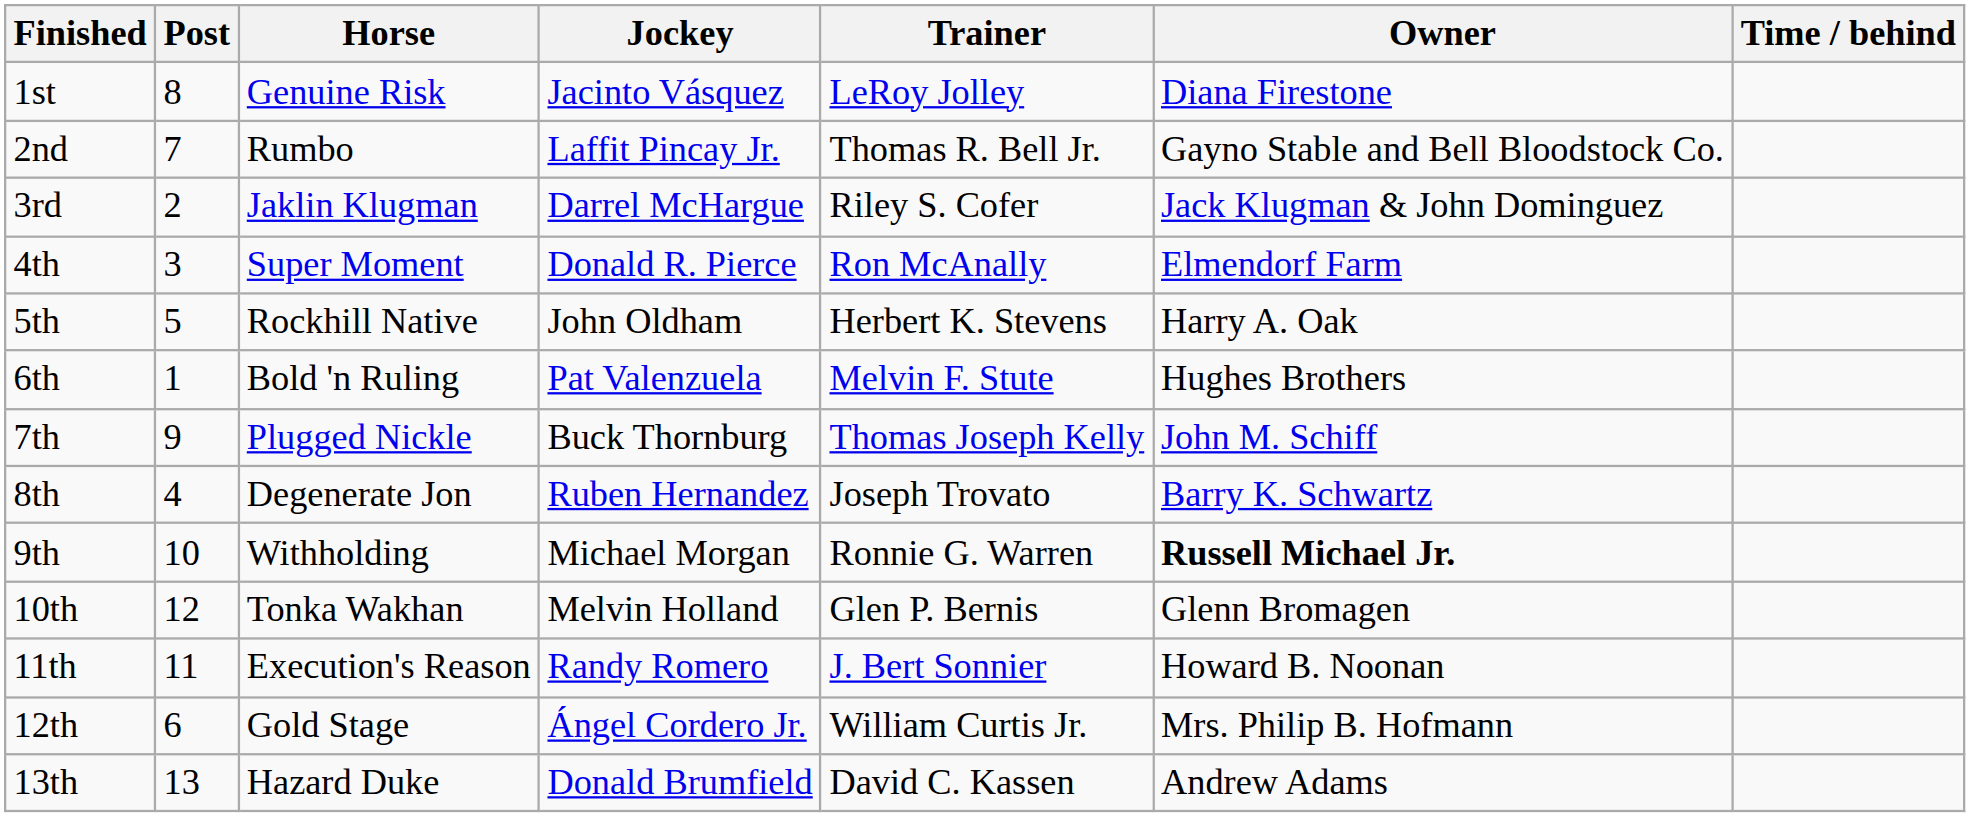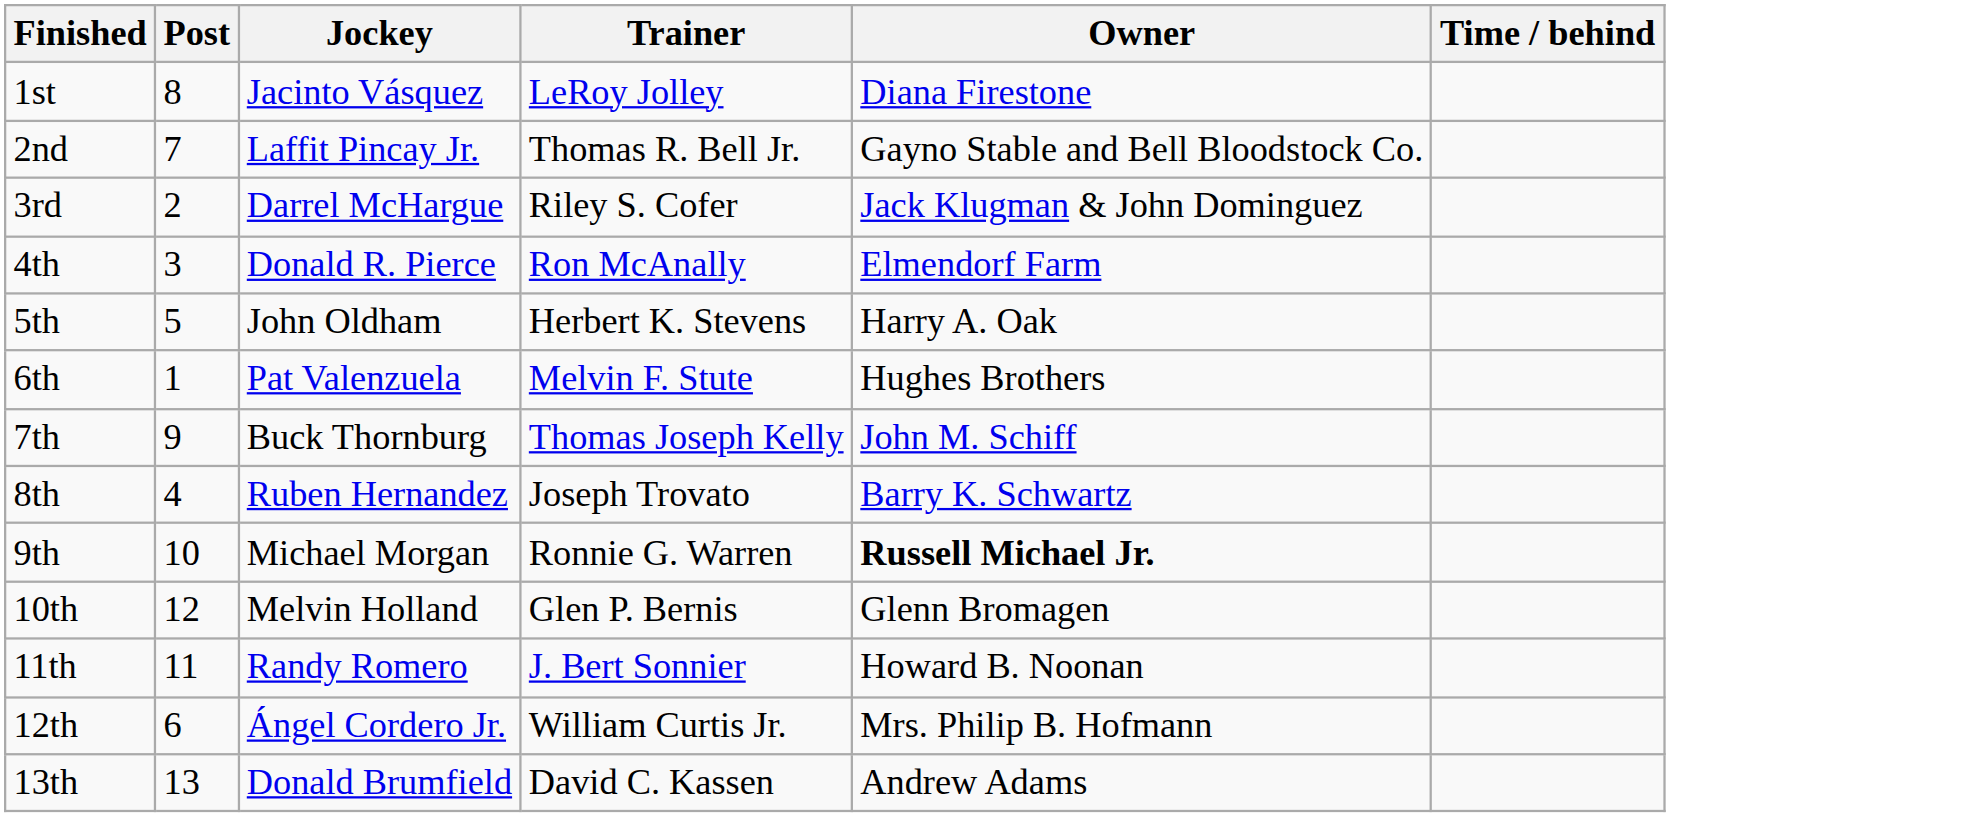- column: (389, 33)
